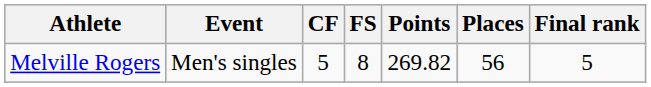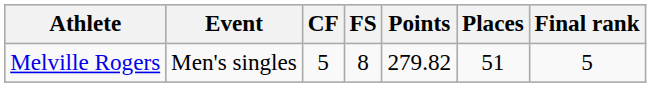(419, 62) 269.82 -> (419, 62) 279.82
(493, 62) 56 -> (493, 62) 51
